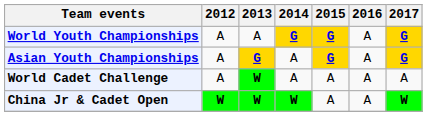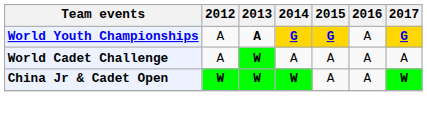(257, 36) normal -> (257, 36) bold
- row: (103, 58)
